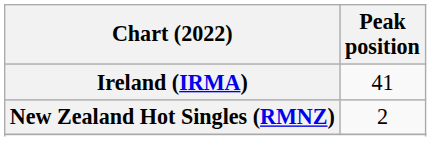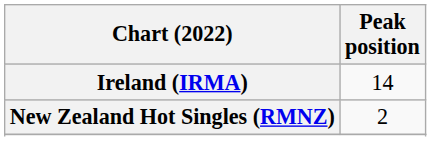(382, 81) 41 -> (382, 81) 14
